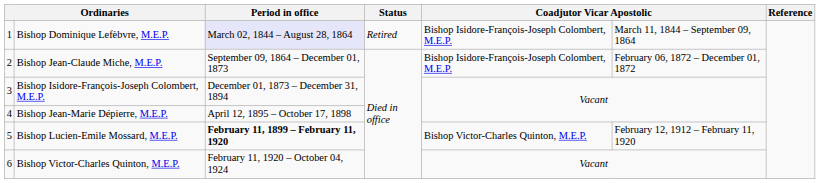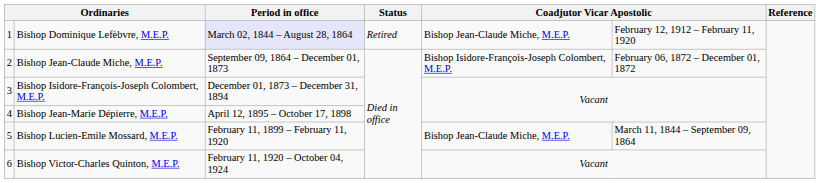(515, 35) Bishop Isidore-François-Joseph Colombert, M.E.P. -> (497, 35) Bishop Jean-Claude Miche, M.E.P.
(683, 35) March 11, 1844 – September 09, 1864 -> (684, 35) February 12, 1912 – February 11, 1920
(281, 136) bold -> (277, 136) normal
(505, 136) Bishop Victor-Charles Quinton, M.E.P. -> (497, 136) Bishop Jean-Claude Miche, M.E.P.
(684, 136) February 12, 1912 – February 11, 1920 -> (683, 136) March 11, 1844 – September 09, 1864
